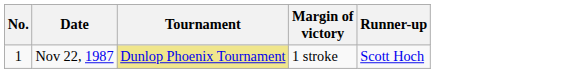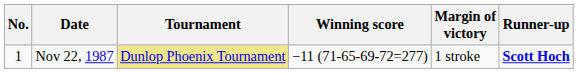+ column: (360, 24)
(392, 56) normal -> (536, 56) bold
